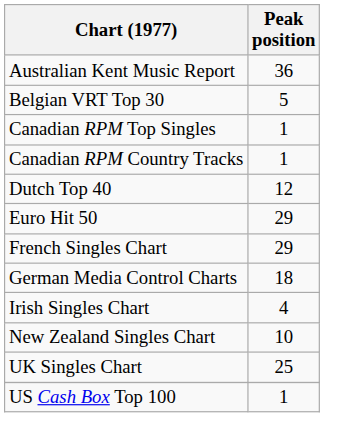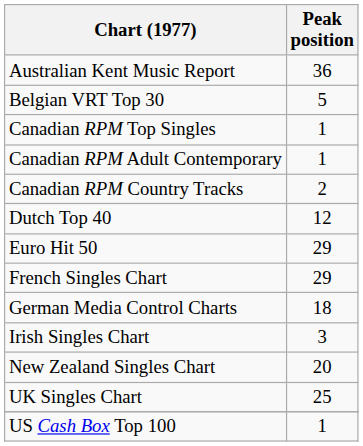+ row: (145, 159)
(284, 159) 1 -> (322, 188) 2
(284, 307) 4 -> (322, 337) 3
(284, 337) 10 -> (322, 366) 20
